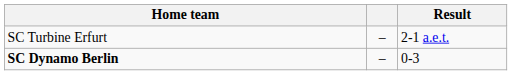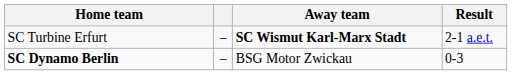+ column: (337, 15)
